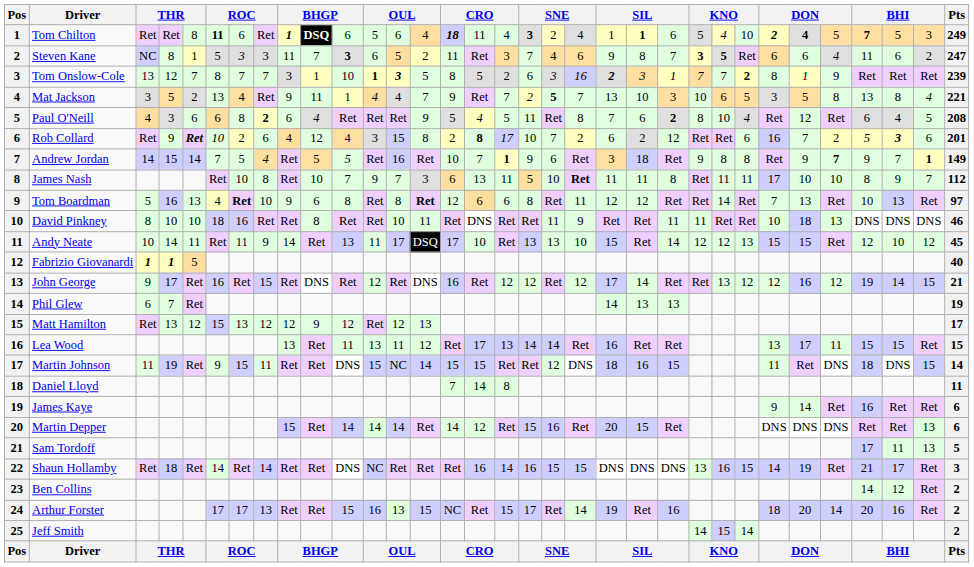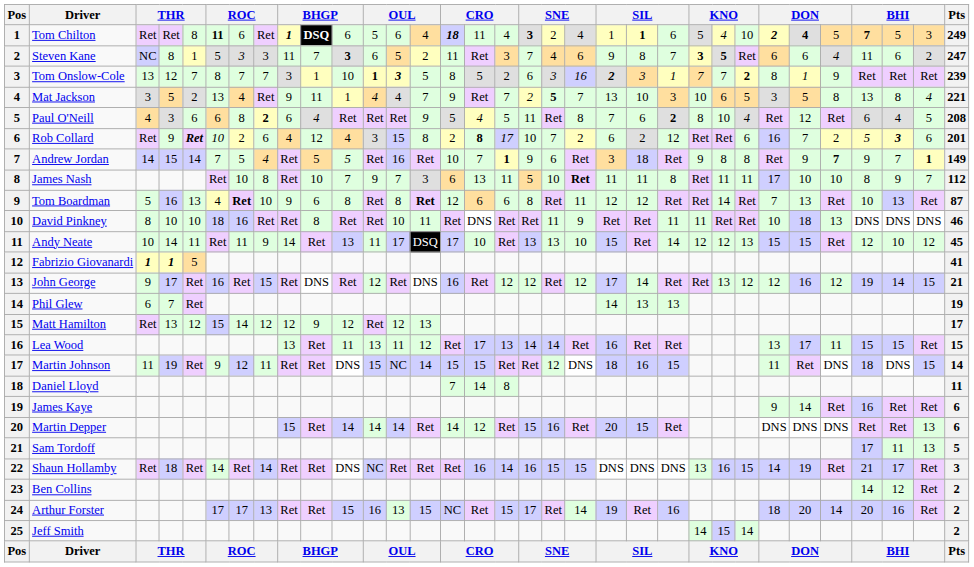(957, 200) 97 -> (957, 200) 87
(957, 262) 40 -> (957, 262) 41
(242, 324) 13 -> (242, 324) 14
(242, 365) 15 -> (242, 365) 12
